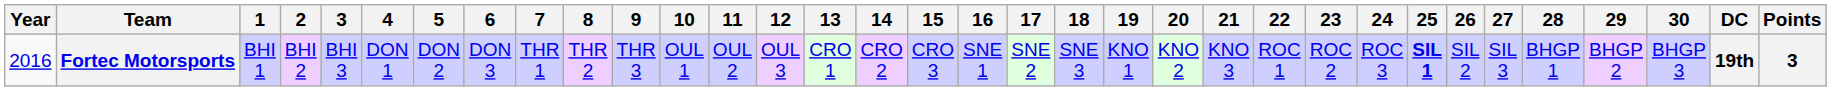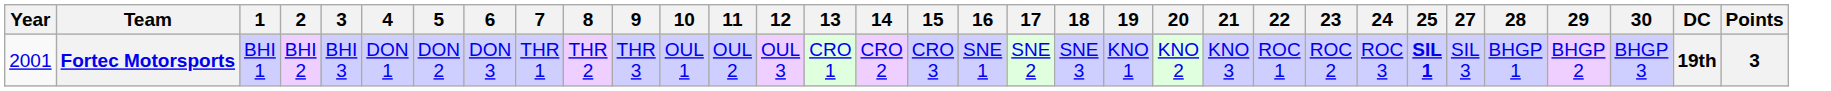- column: (1465, 19)
(30, 60) 2016 -> (30, 60) 2001
